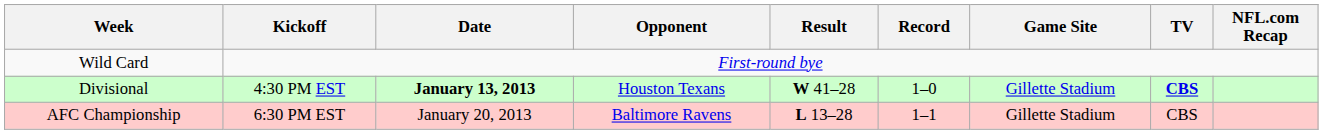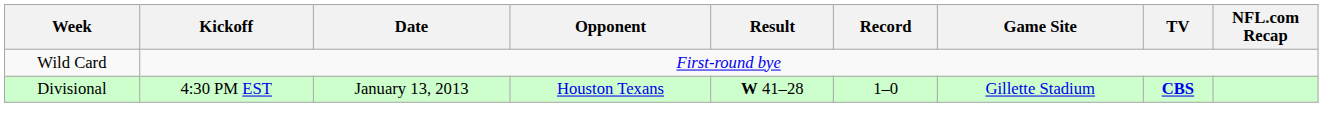(475, 89) bold -> (411, 89) normal
- row: (114, 115)
